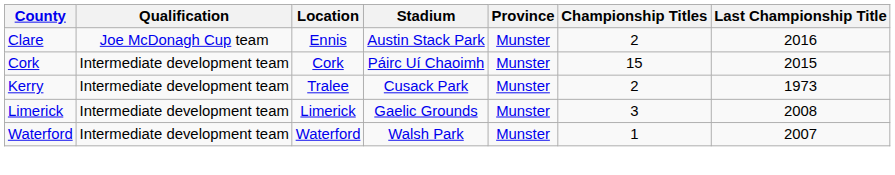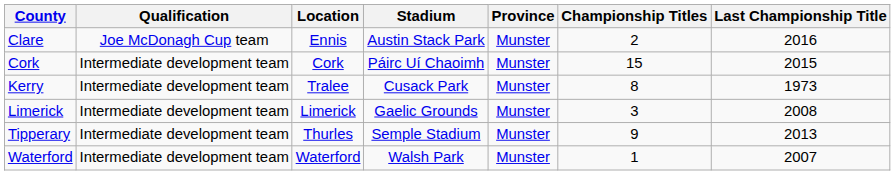(634, 87) 2 -> (634, 87) 8
+ row: (39, 134)
